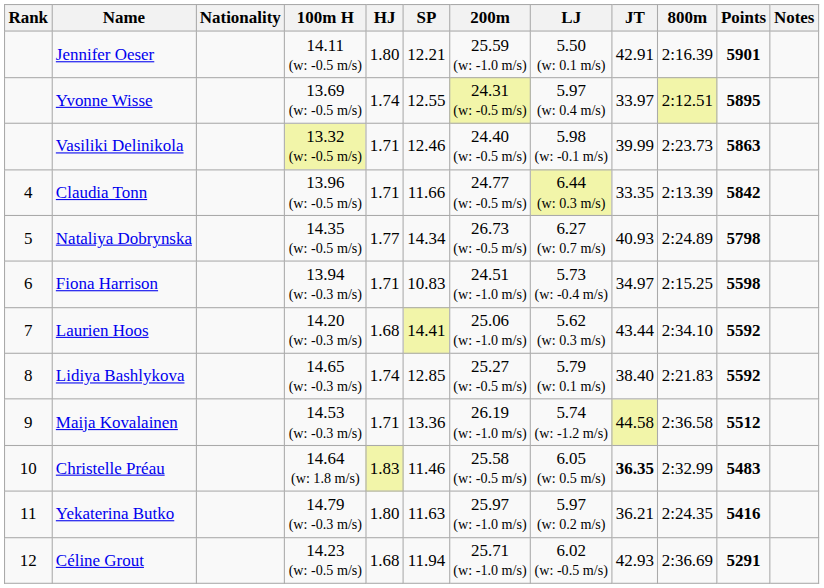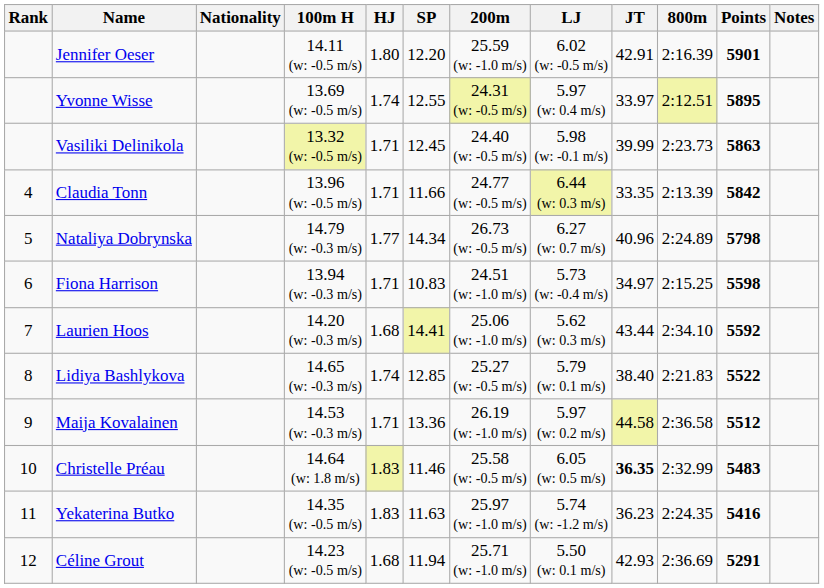(426, 54) 12.21 -> (426, 54) 12.20
(571, 54) 5.50 (w: 0.1 m/s) -> (571, 54) 6.02 (w: -0.5 m/s)
(426, 146) 12.46 -> (426, 146) 12.45
(325, 238) 14.35 (w: -0.5 m/s) -> (325, 238) 14.79 (w: -0.3 m/s)
(635, 238) 40.93 -> (635, 238) 40.96
(743, 376) 5592 -> (743, 376) 5522
(571, 422) 5.74 (w: -1.2 m/s) -> (571, 422) 5.97 (w: 0.2 m/s)
(325, 514) 14.79 (w: -0.3 m/s) -> (325, 514) 14.35 (w: -0.5 m/s)
(385, 514) 1.80 -> (385, 514) 1.83
(571, 514) 5.97 (w: 0.2 m/s) -> (571, 514) 5.74 (w: -1.2 m/s)
(635, 514) 36.21 -> (635, 514) 36.23
(571, 560) 6.02 (w: -0.5 m/s) -> (571, 560) 5.50 (w: 0.1 m/s)
